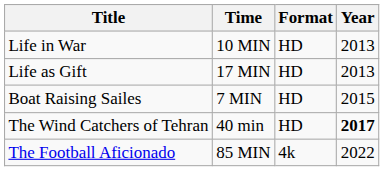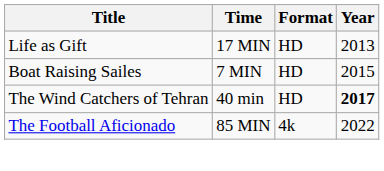- row: (47, 44)
